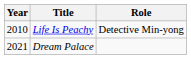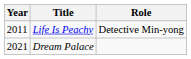(17, 29) 2010 -> (17, 29) 2011
